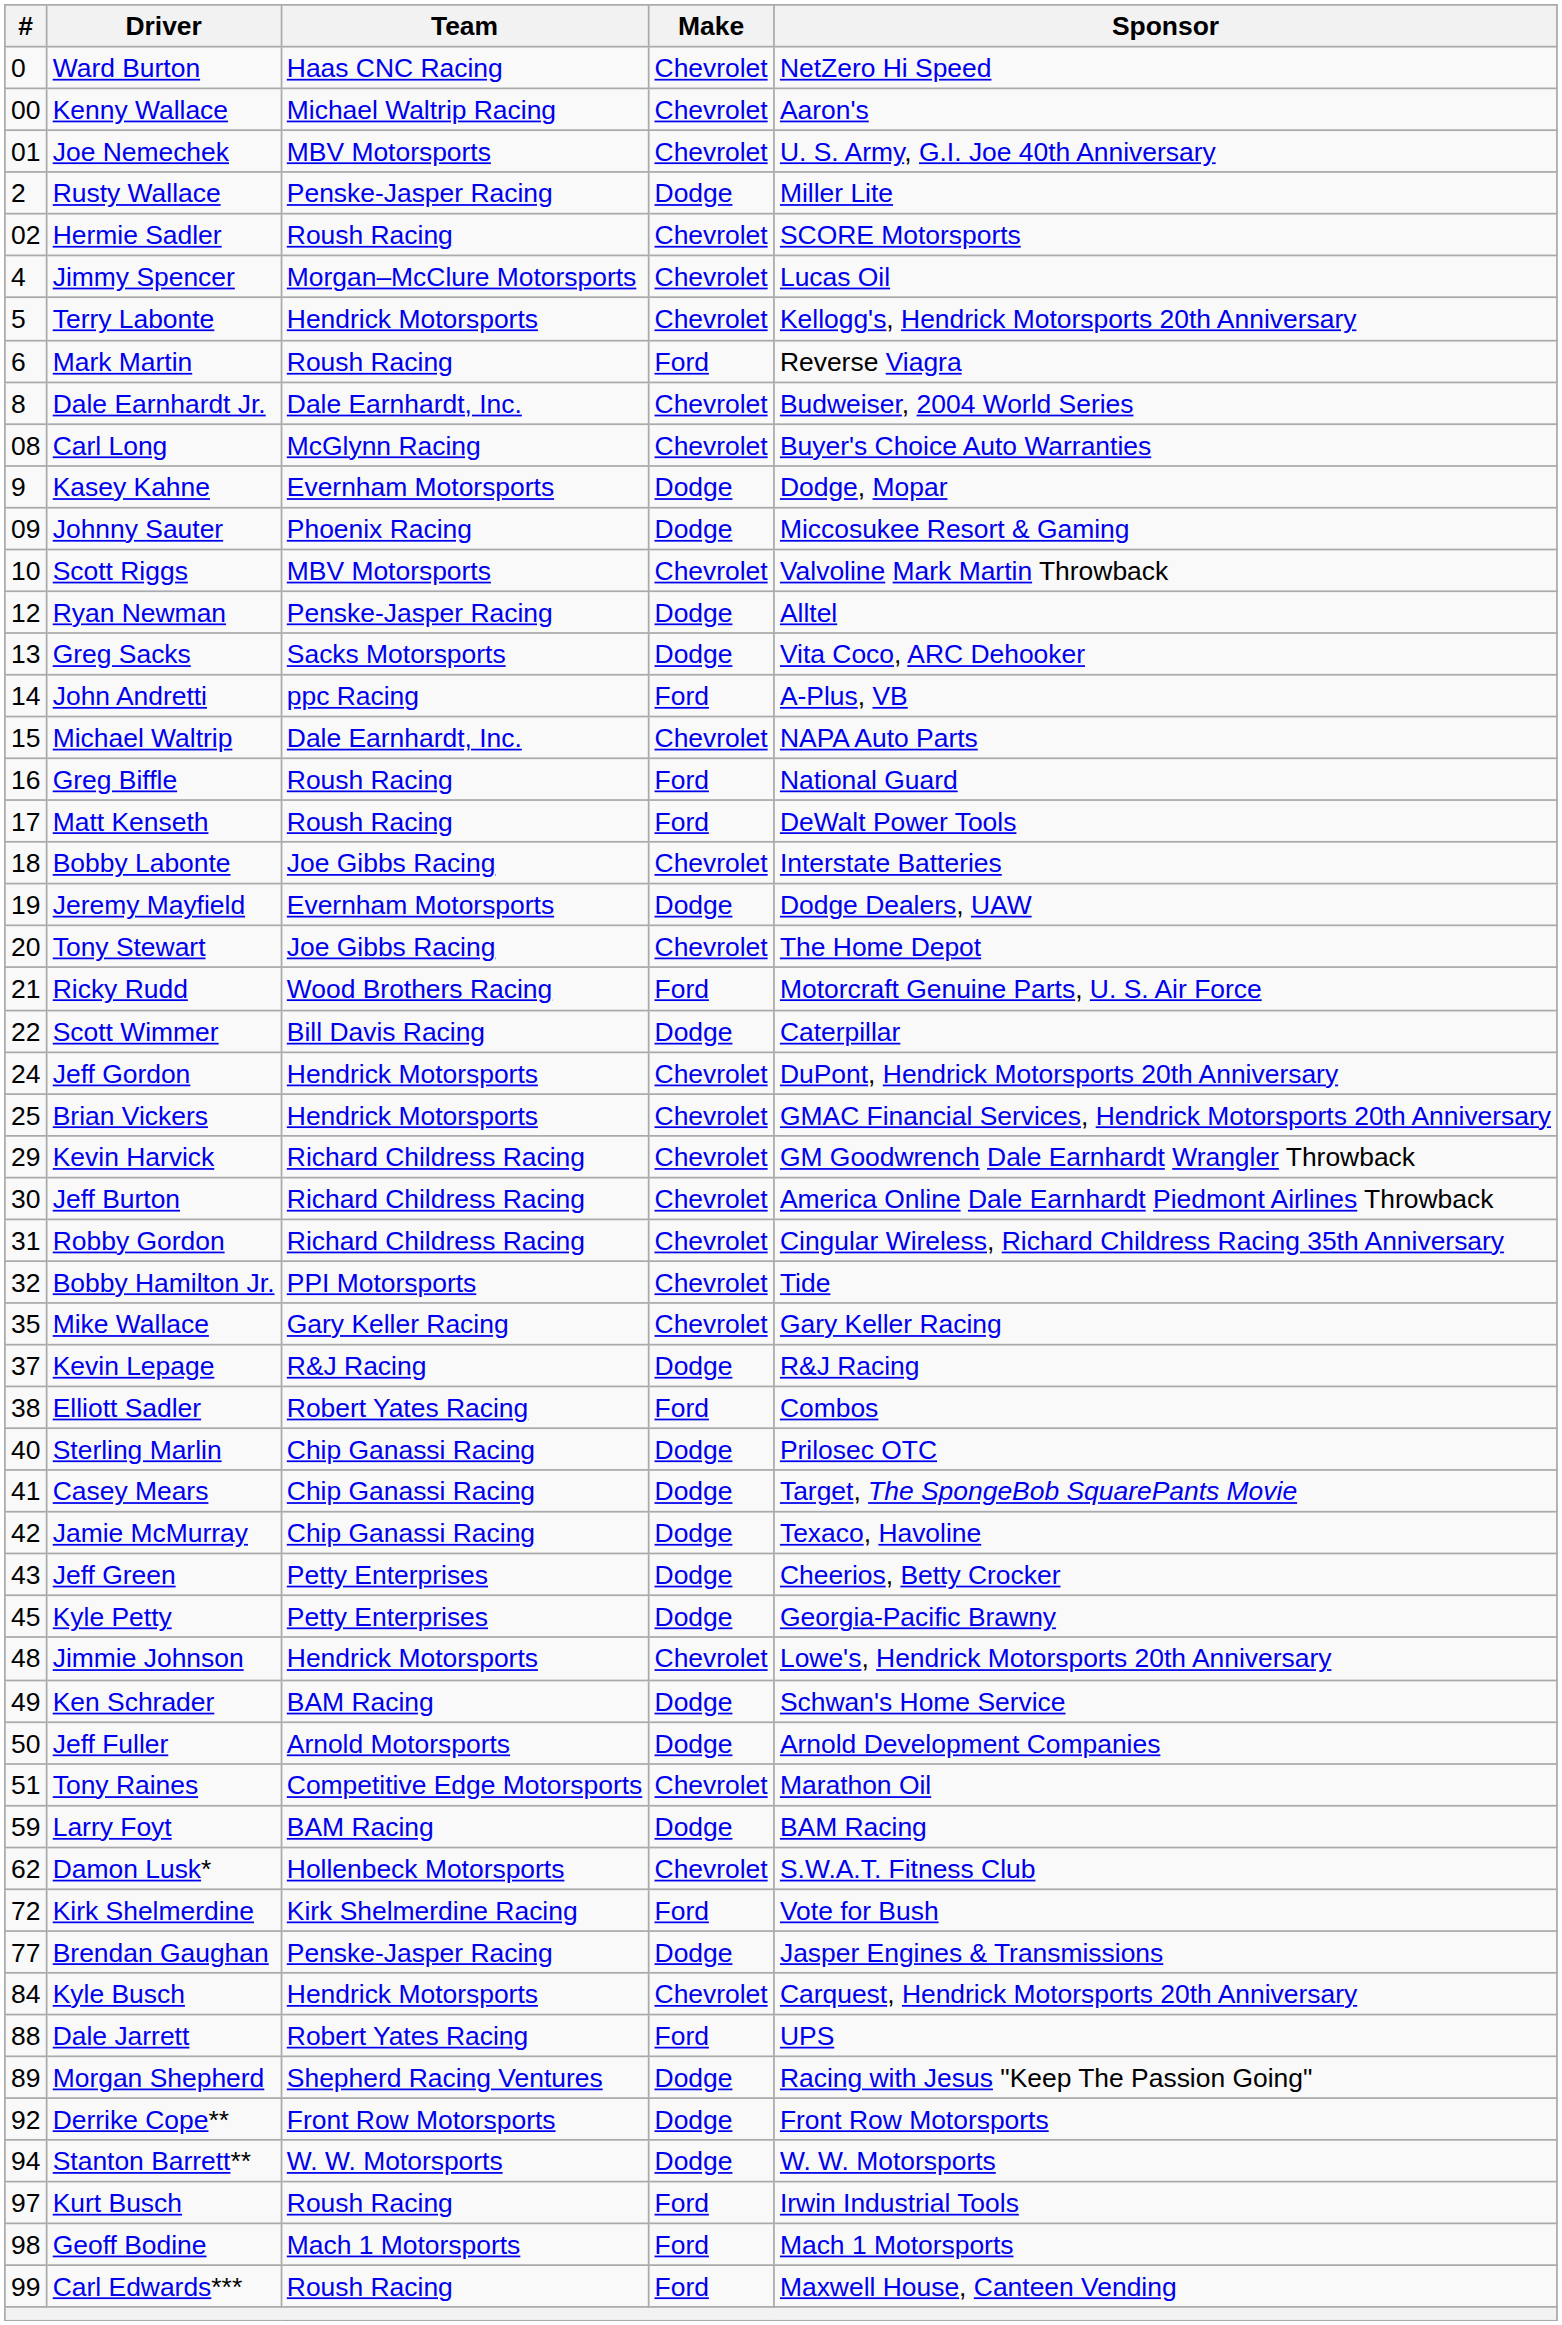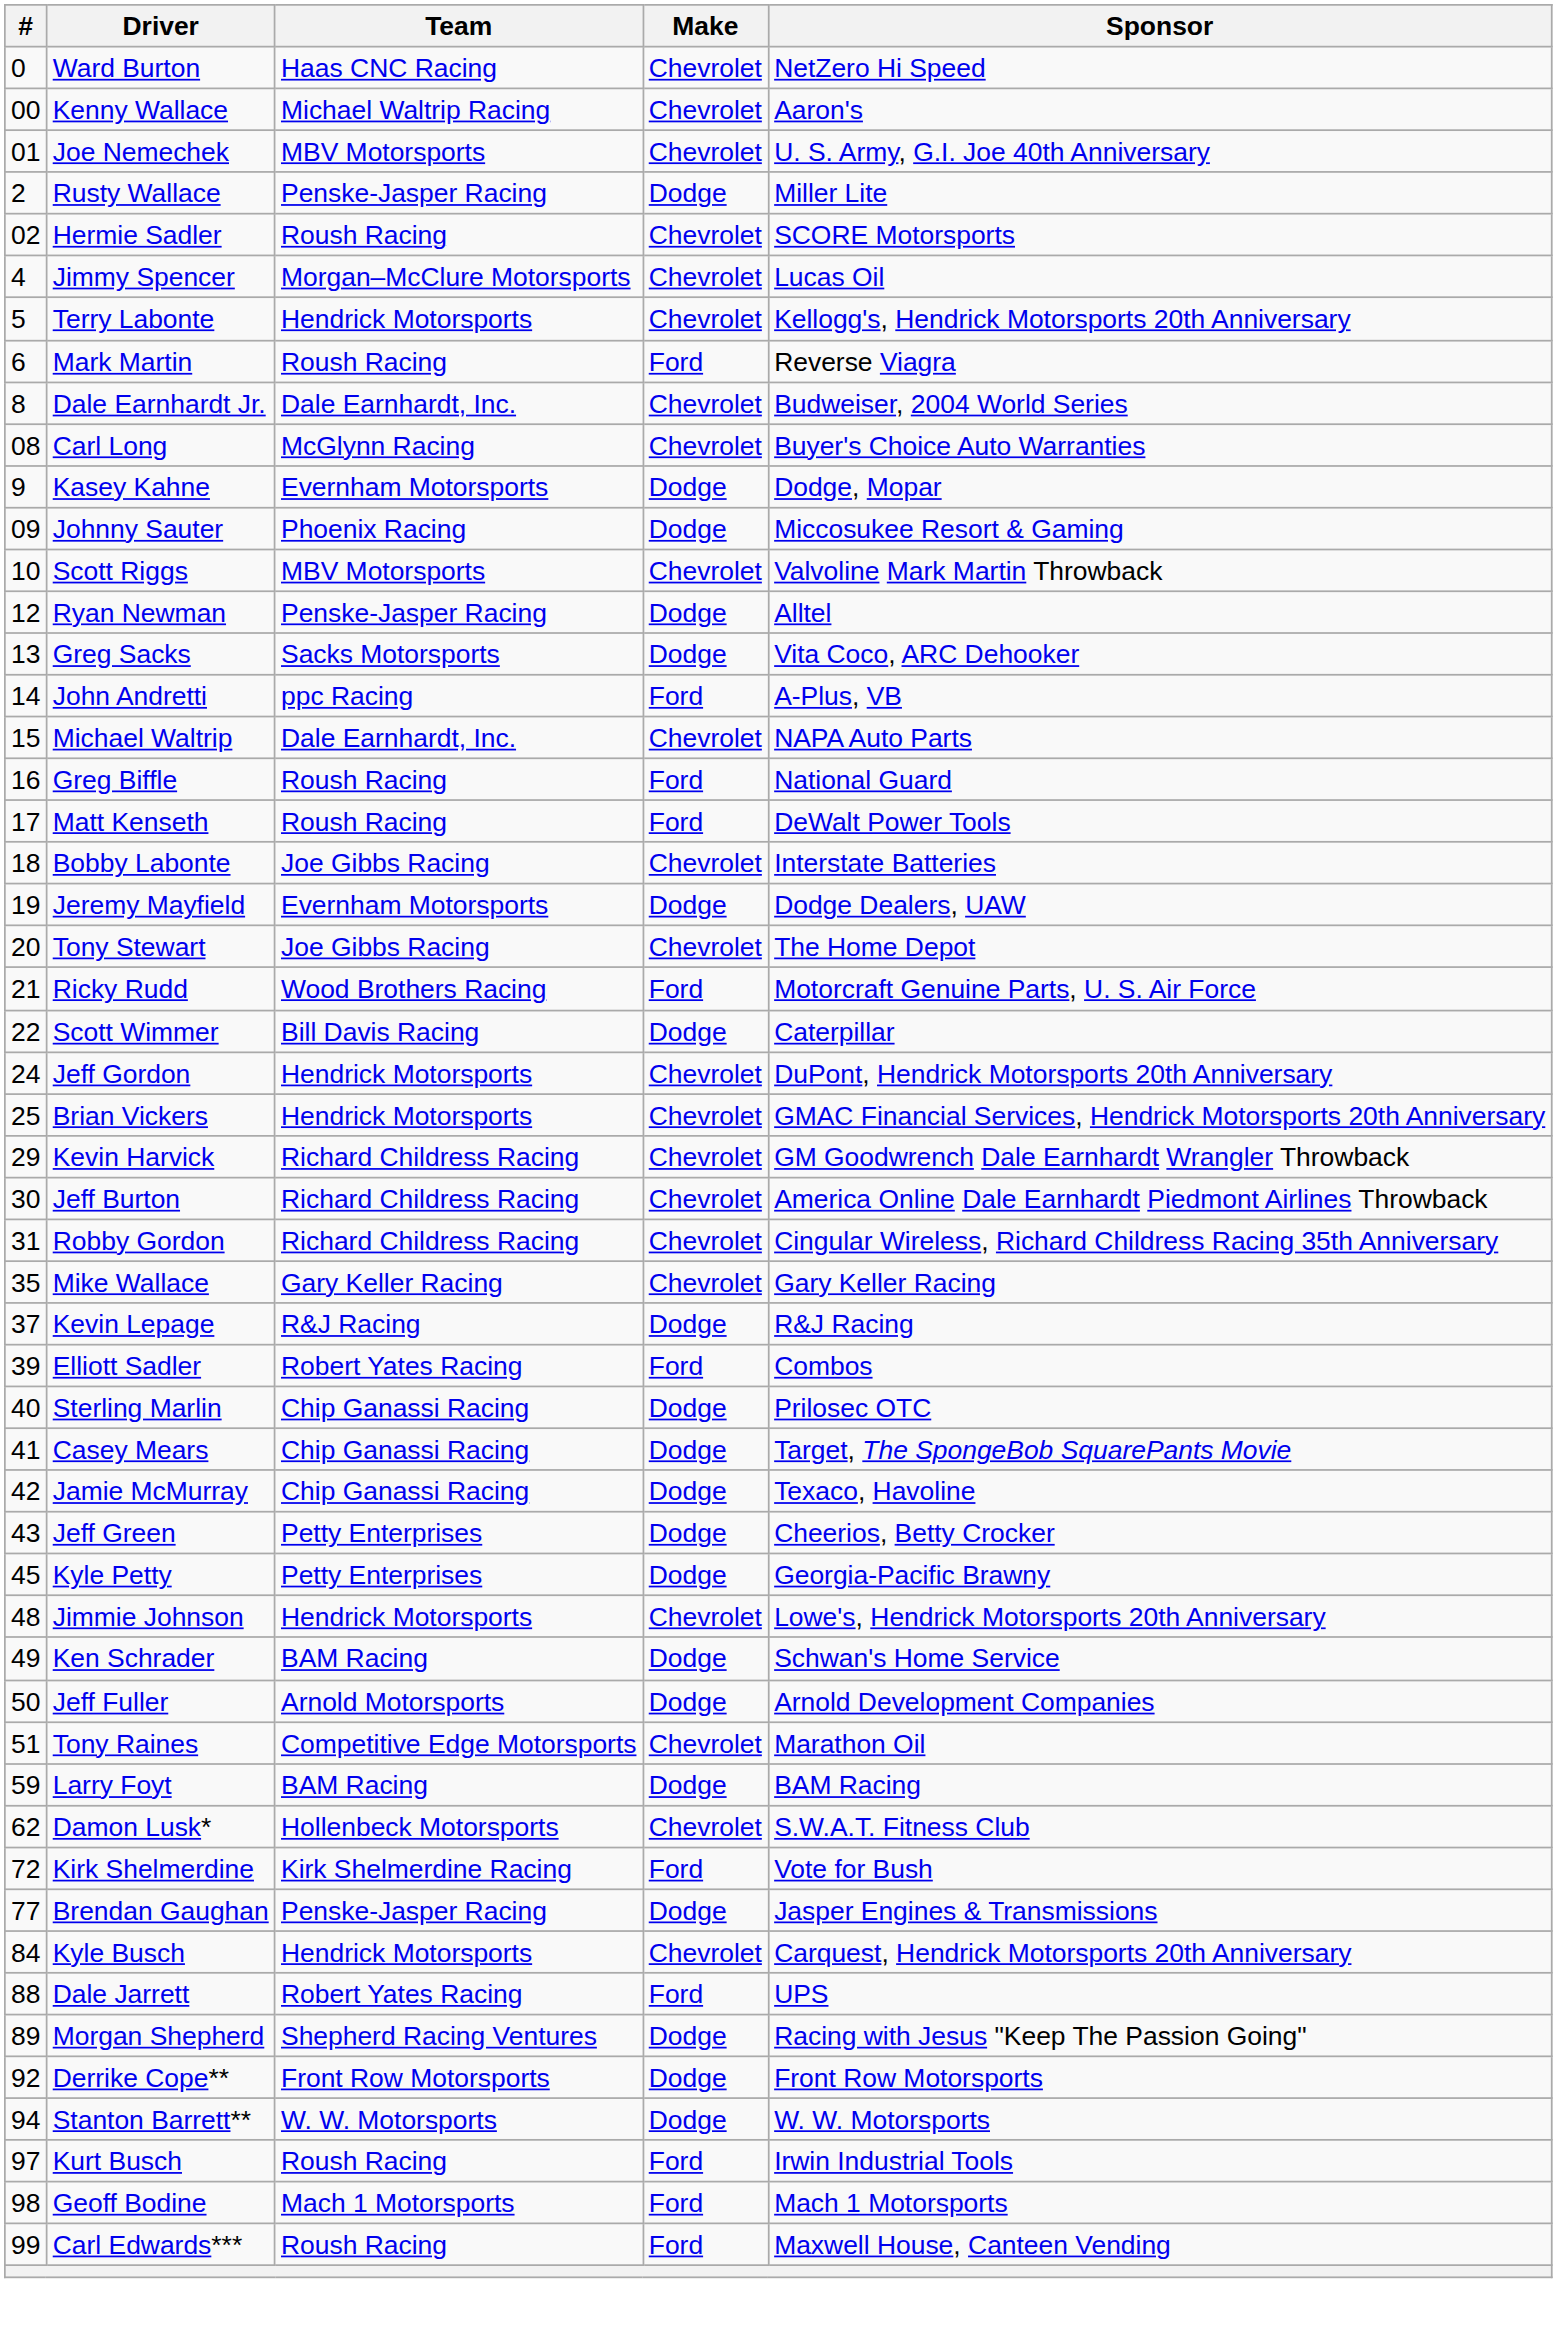- row: (164, 1282)
(26, 1408) 38 -> (26, 1366) 39
